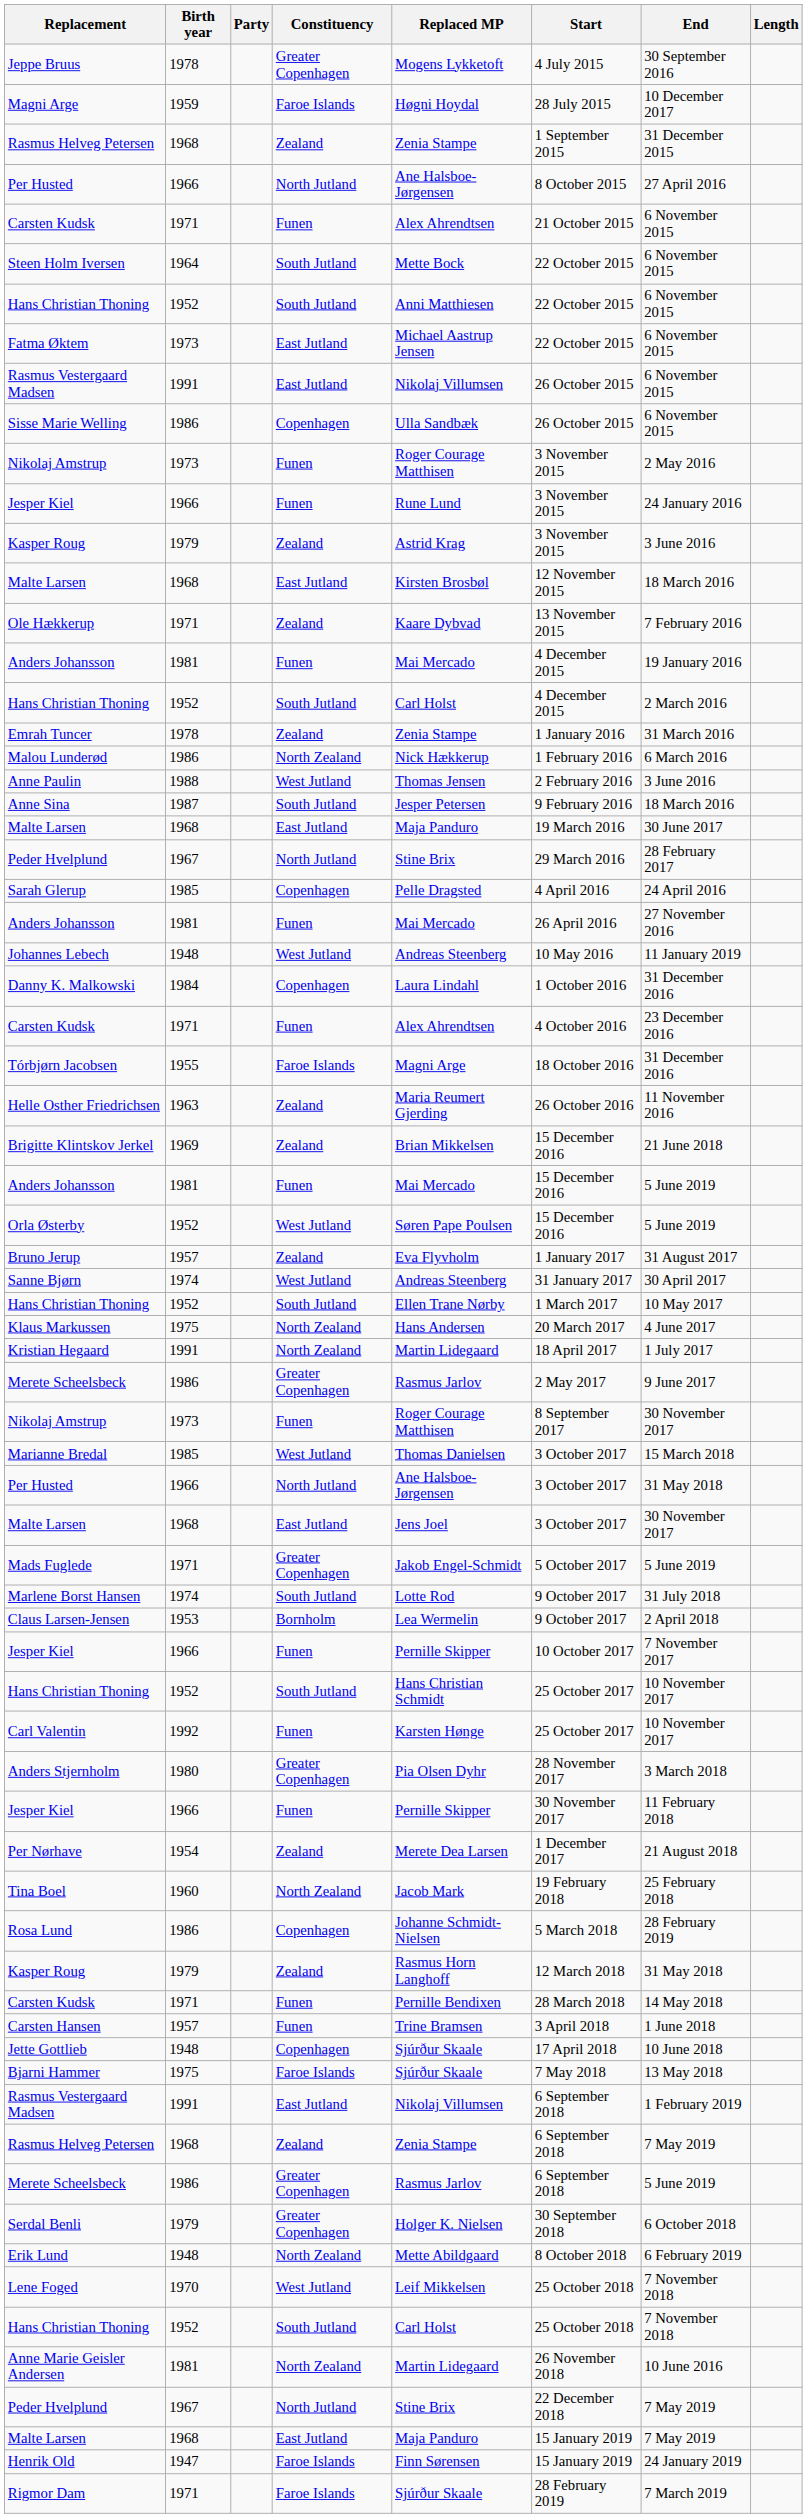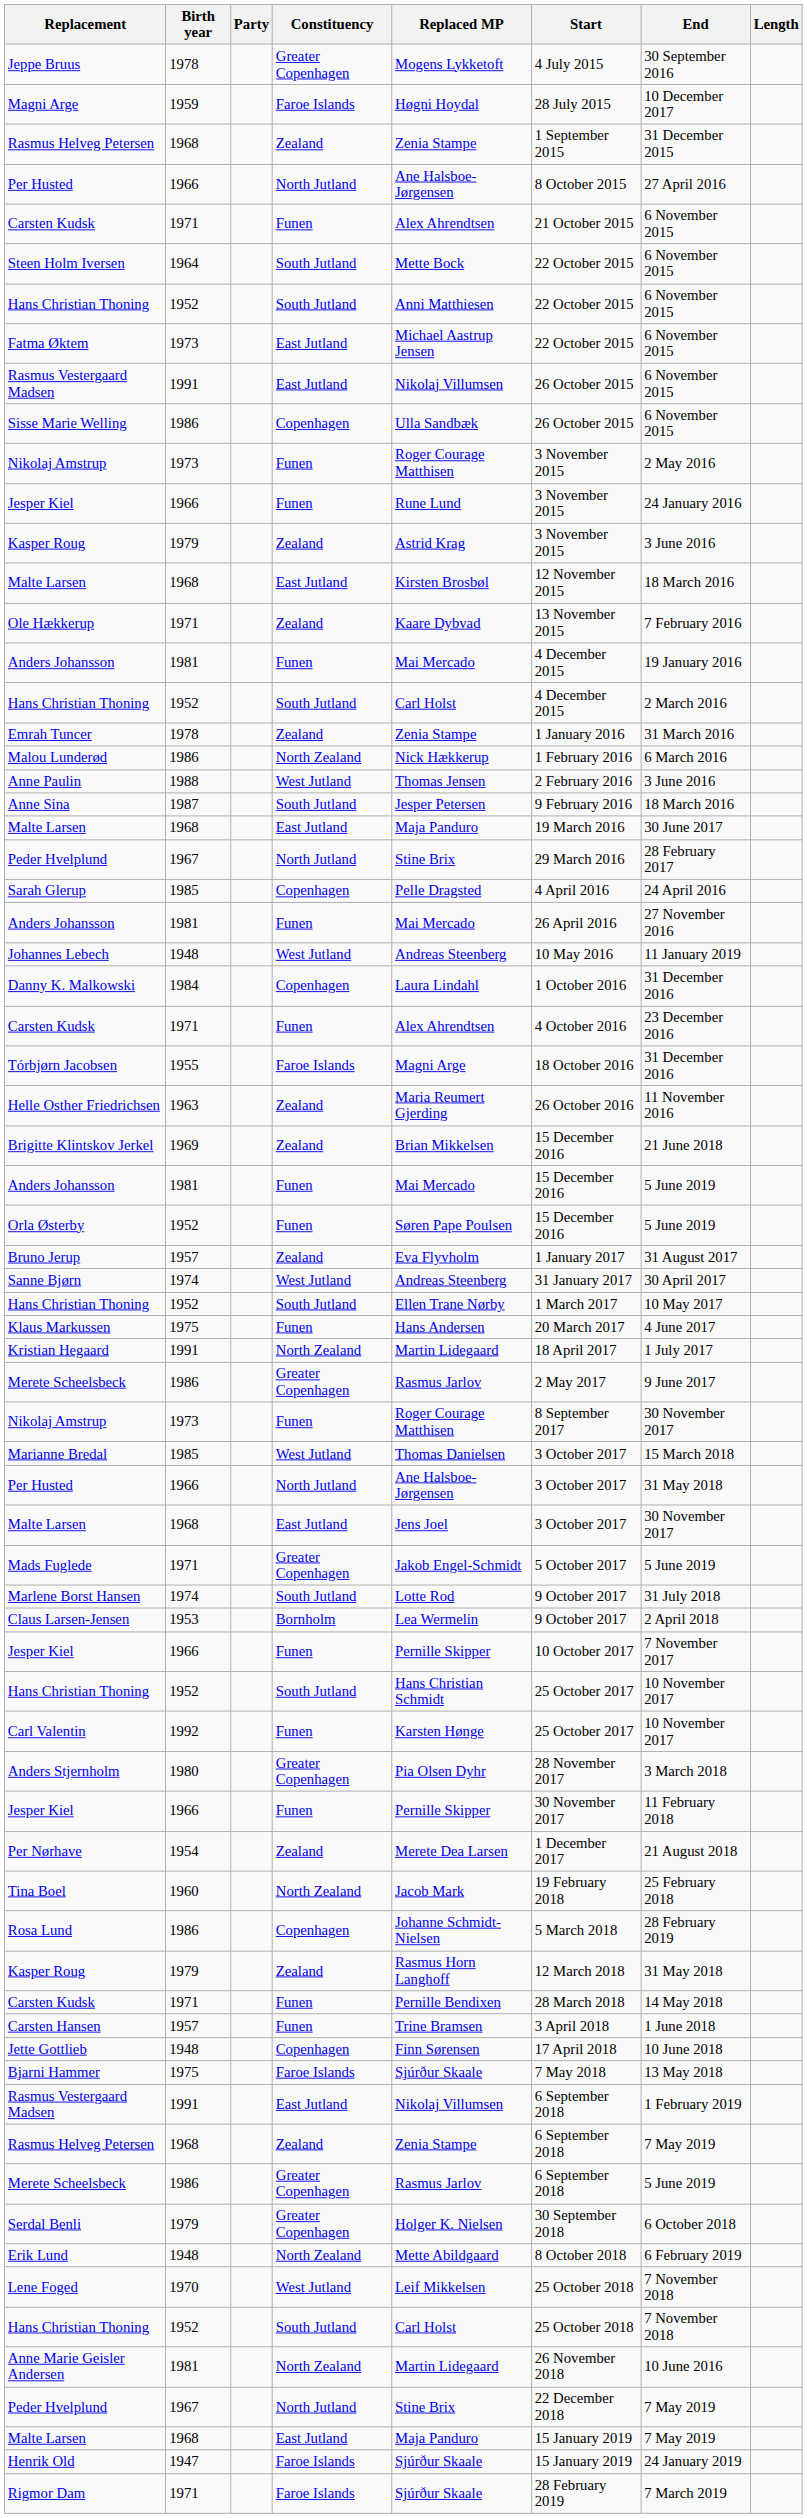(313, 1225) West Jutland -> (294, 1225) Funen
(319, 1327) North Zealand -> (294, 1327) Funen
(439, 2049) Sjúrður Skaale -> (437, 2049) Finn Sørensen
(437, 2461) Finn Sørensen -> (439, 2461) Sjúrður Skaale
